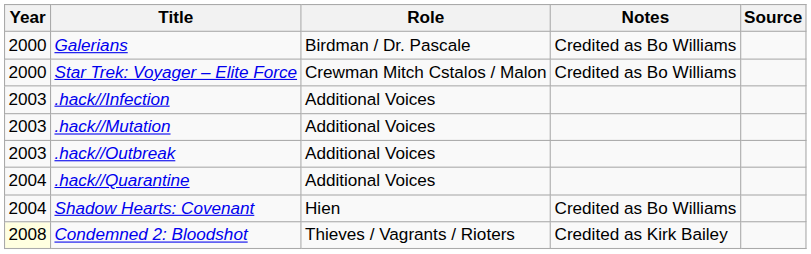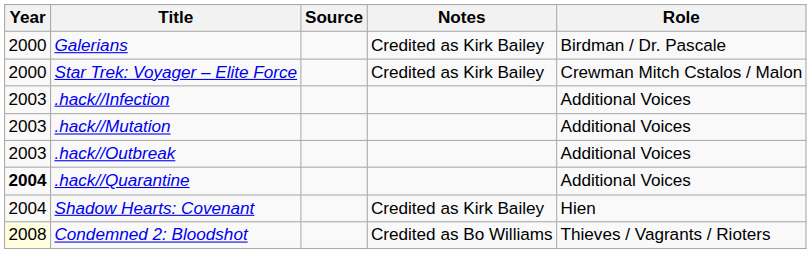columns swapped: (426, 18) <-> (773, 18)
(645, 45) Credited as Bo Williams -> (457, 45) Credited as Kirk Bailey
(645, 72) Credited as Bo Williams -> (457, 72) Credited as Kirk Bailey
(28, 180) normal -> (28, 180) bold
(645, 208) Credited as Bo Williams -> (457, 208) Credited as Kirk Bailey
(641, 235) Credited as Kirk Bailey -> (462, 235) Credited as Bo Williams
